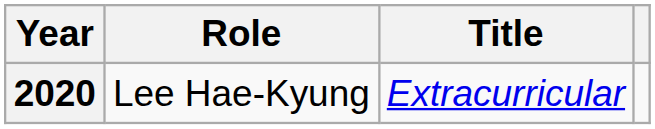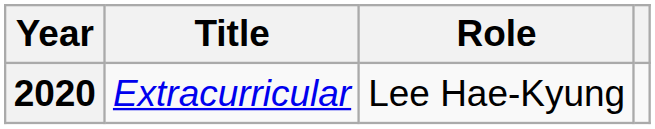columns swapped: (506, 33) <-> (241, 33)
